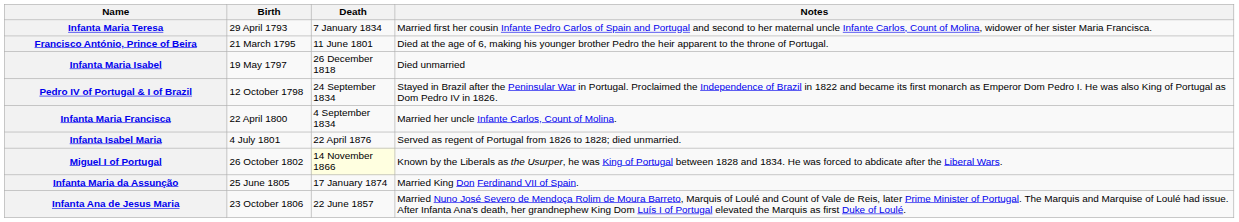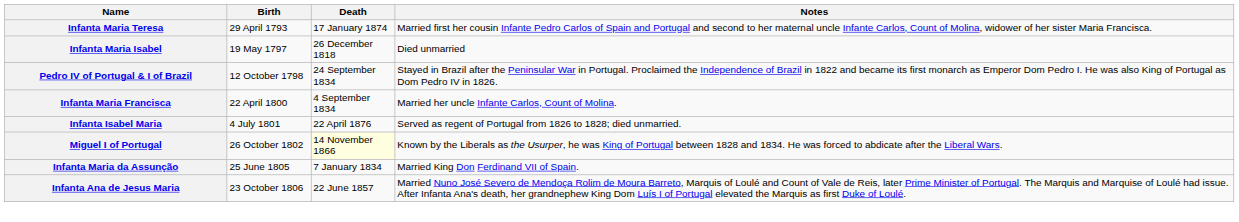(348, 28) 7 January 1834 -> (350, 28) 17 January 1874
- row: (116, 43)
(350, 182) 17 January 1874 -> (348, 167) 7 January 1834
